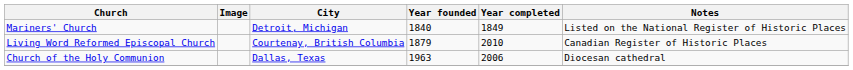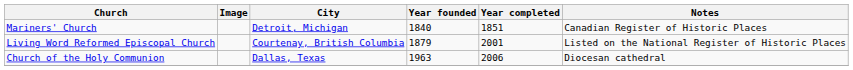(492, 27) 1849 -> (492, 27) 1851
(705, 27) Listed on the National Register of Historic Places -> (666, 27) Canadian Register of Historic Places
(492, 42) 2010 -> (492, 42) 2001
(666, 42) Canadian Register of Historic Places -> (705, 42) Listed on the National Register of Historic Places
